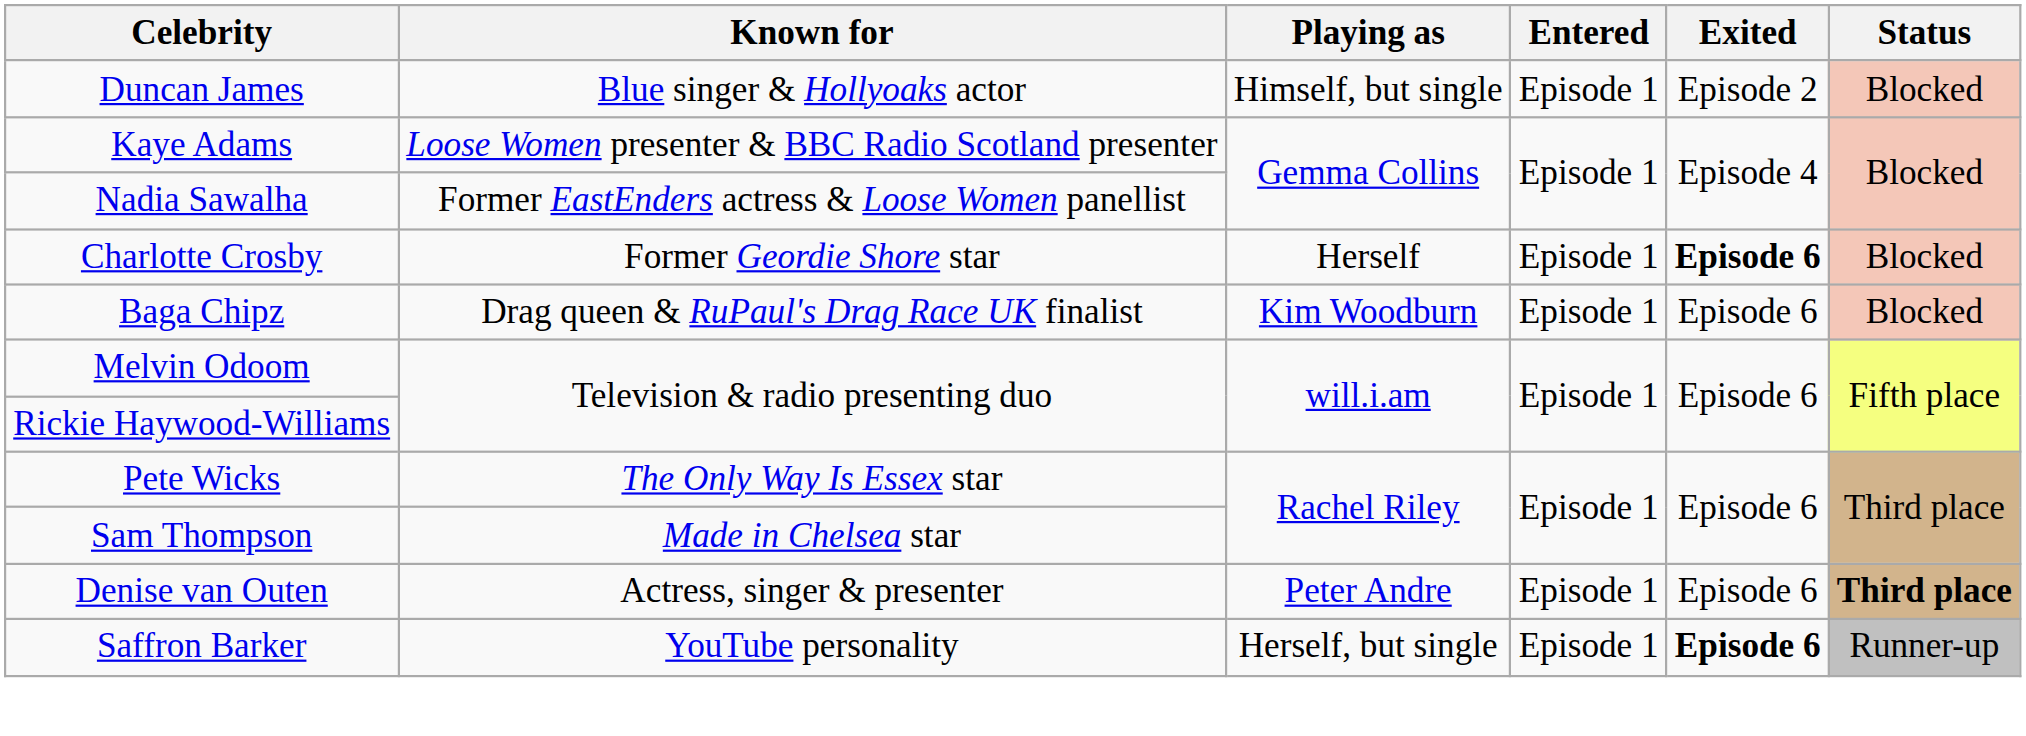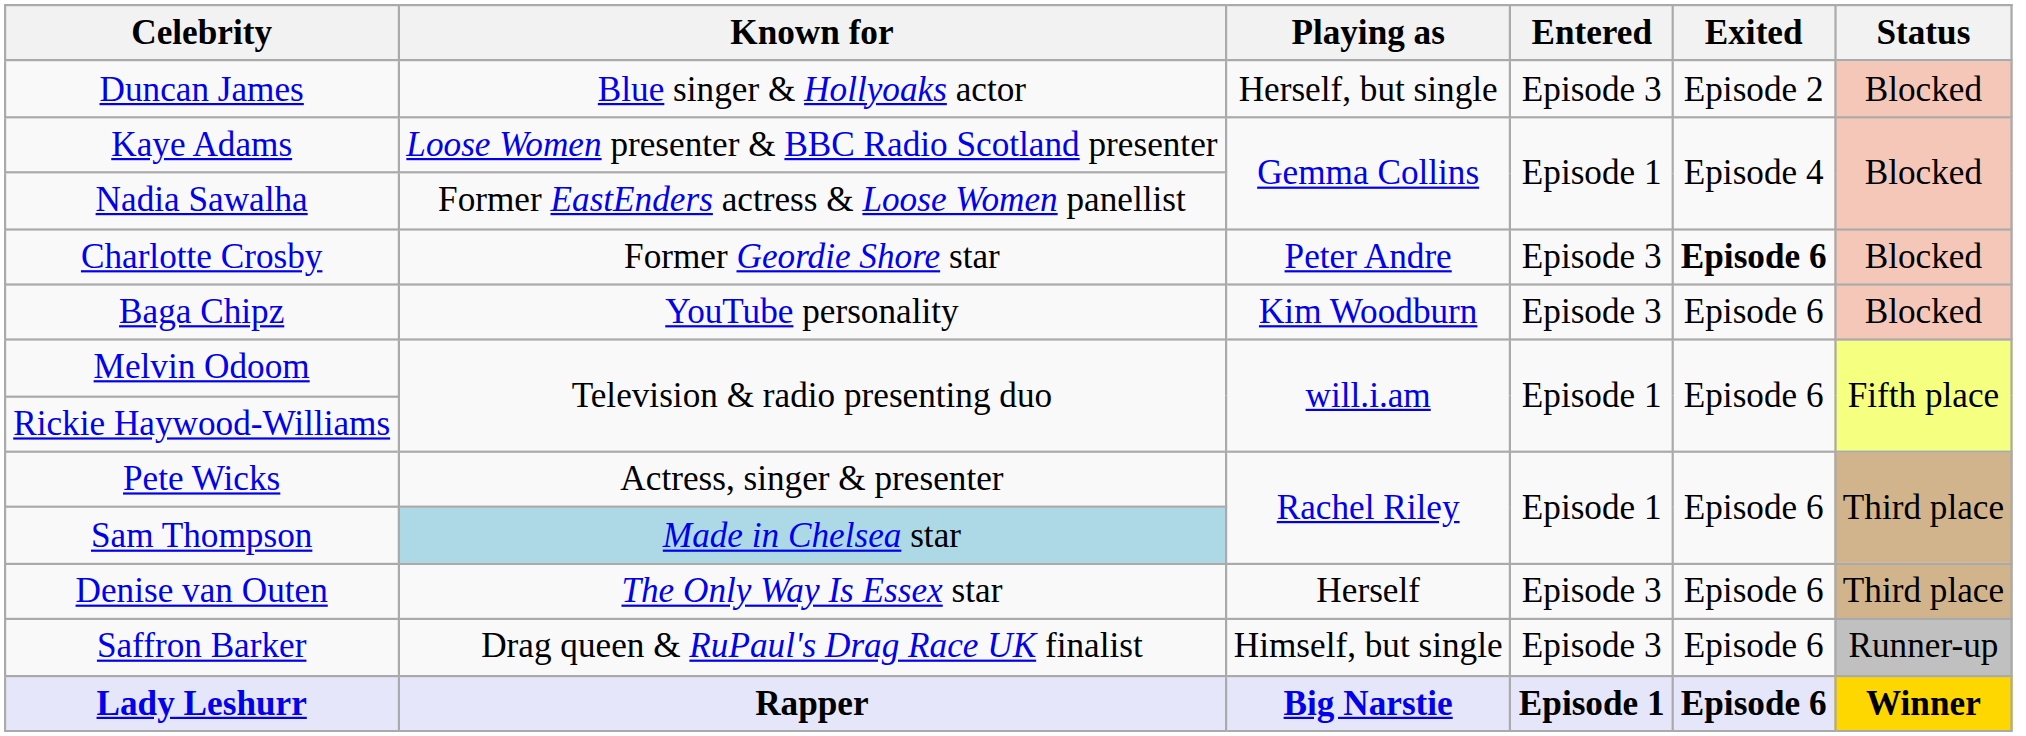(1368, 88) Himself, but single -> (1368, 88) Herself, but single
(1589, 88) Episode 1 -> (1592, 88) Episode 3
(1368, 255) Herself -> (1368, 255) Peter Andre
(1589, 255) Episode 1 -> (1592, 255) Episode 3
(812, 311) Drag queen & RuPaul's Drag Race UK finalist -> (812, 311) YouTube personality
(1589, 311) Episode 1 -> (1592, 311) Episode 3
(812, 479) The Only Way Is Essex star -> (812, 479) Actress, singer & presenter
(812, 534) no background -> (812, 534) lightblue background
(812, 590) Actress, singer & presenter -> (812, 590) The Only Way Is Essex star
(1368, 590) Peter Andre -> (1368, 590) Herself
(1589, 590) Episode 1 -> (1592, 590) Episode 3
(1924, 590) bold -> (1923, 590) normal
(812, 646) YouTube personality -> (812, 646) Drag queen & RuPaul's Drag Race UK finalist
(1368, 646) Herself, but single -> (1368, 646) Himself, but single
(1589, 646) Episode 1 -> (1592, 646) Episode 3
(1748, 646) bold -> (1754, 646) normal
+ row: (202, 702)
